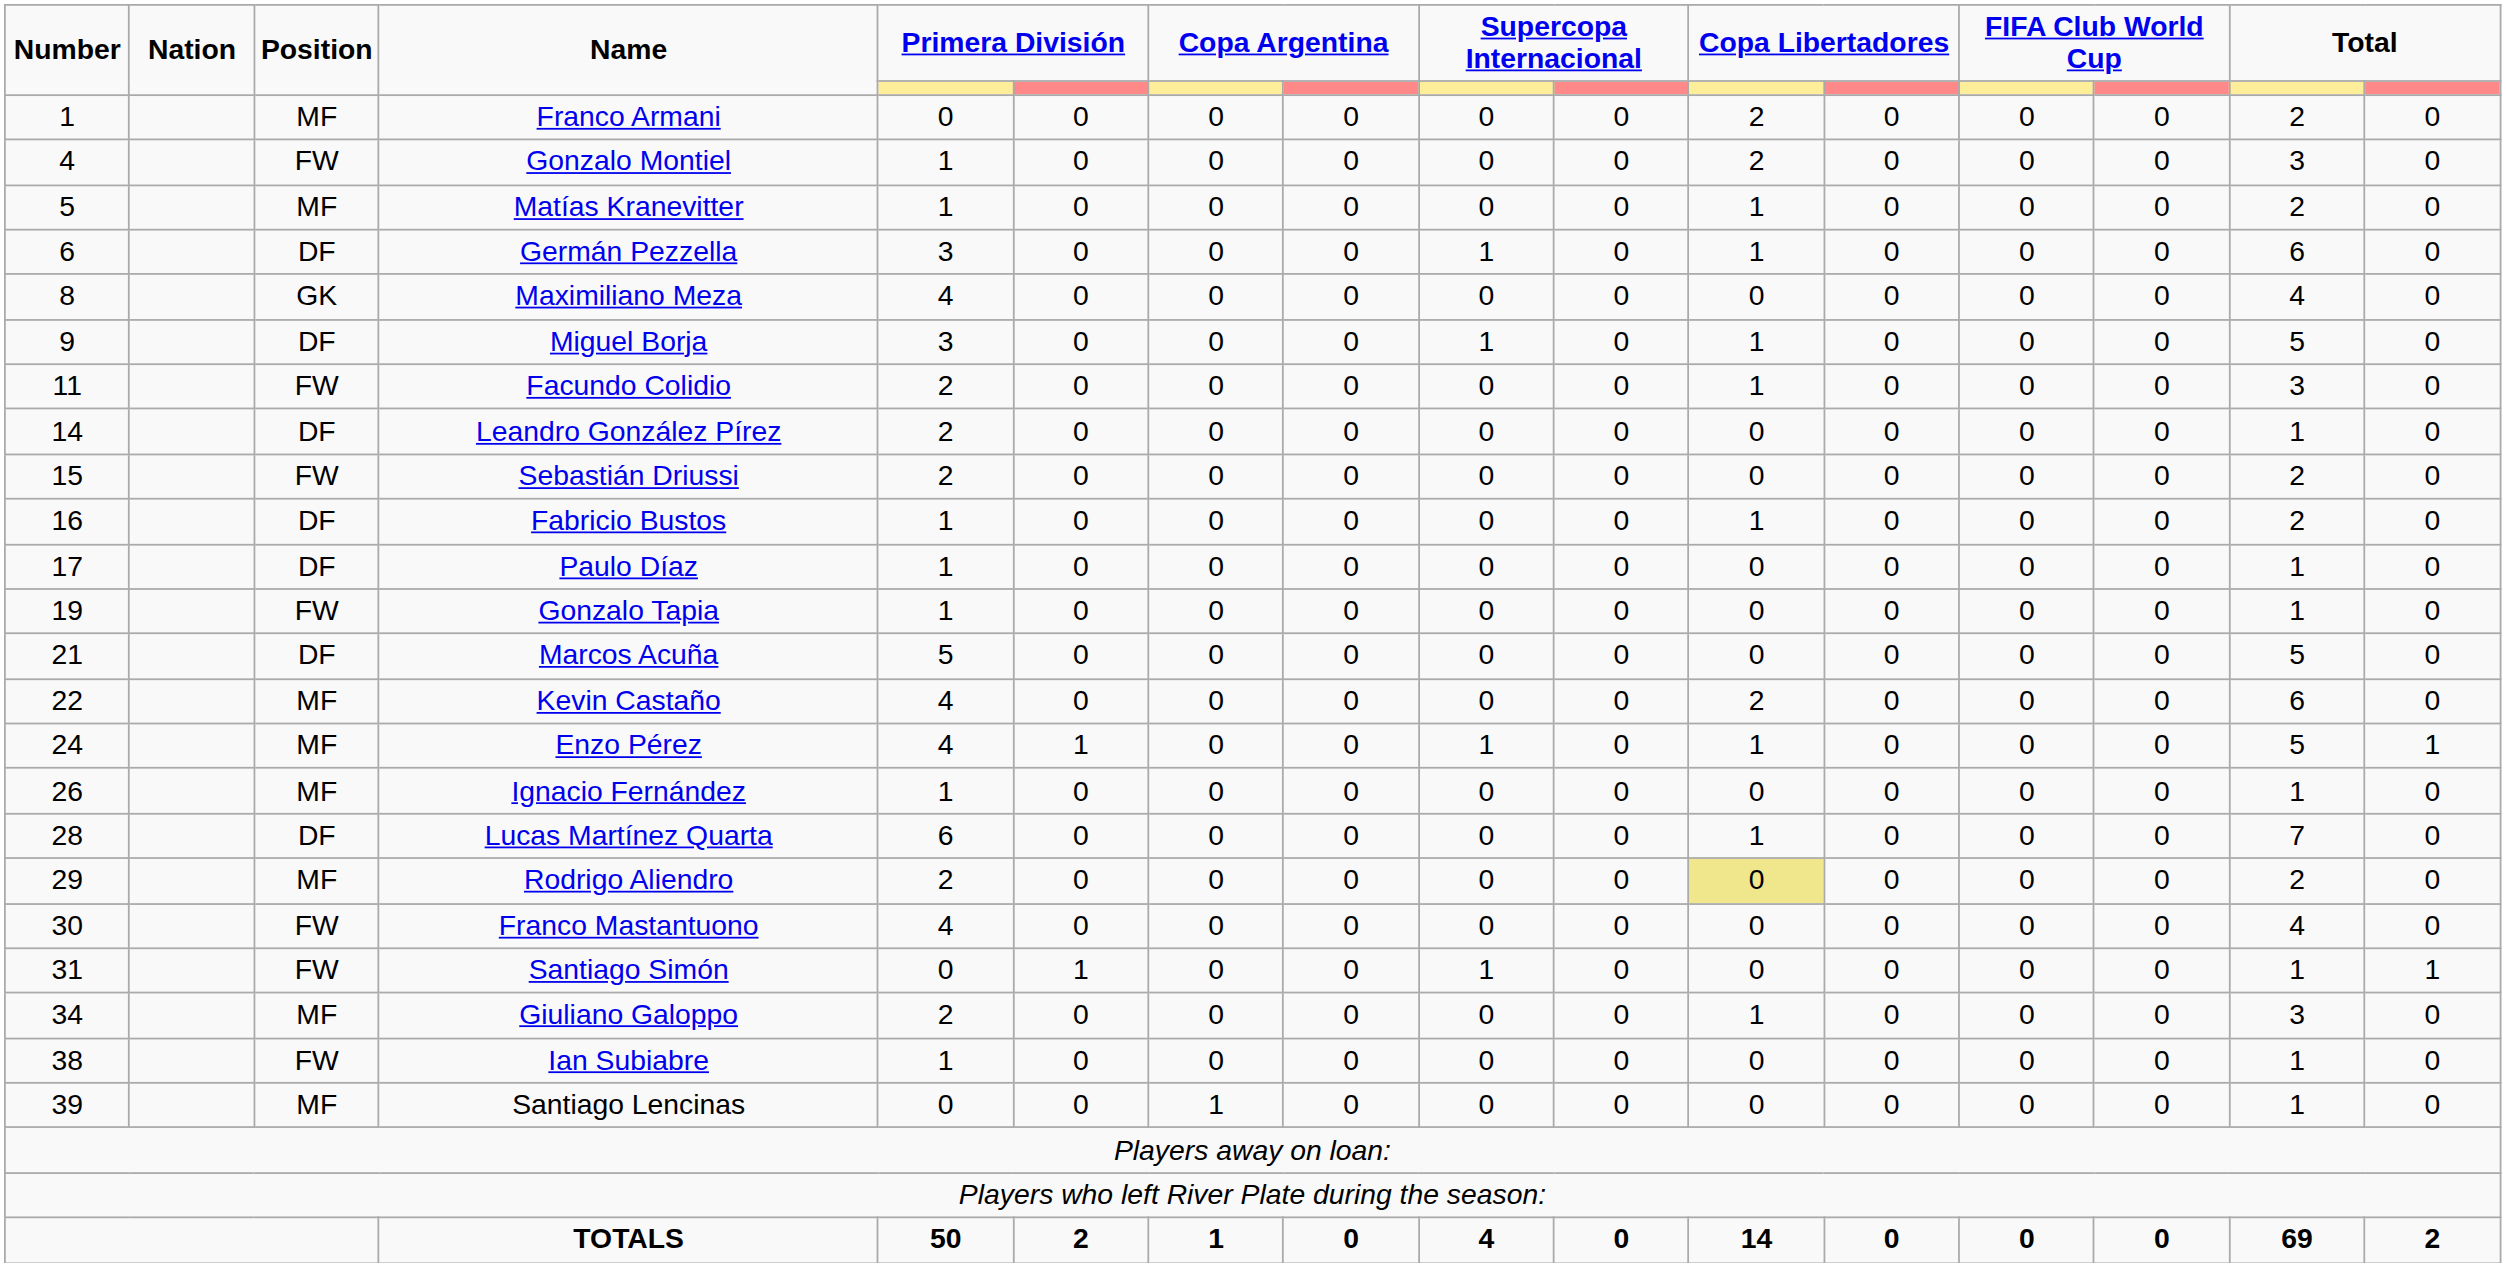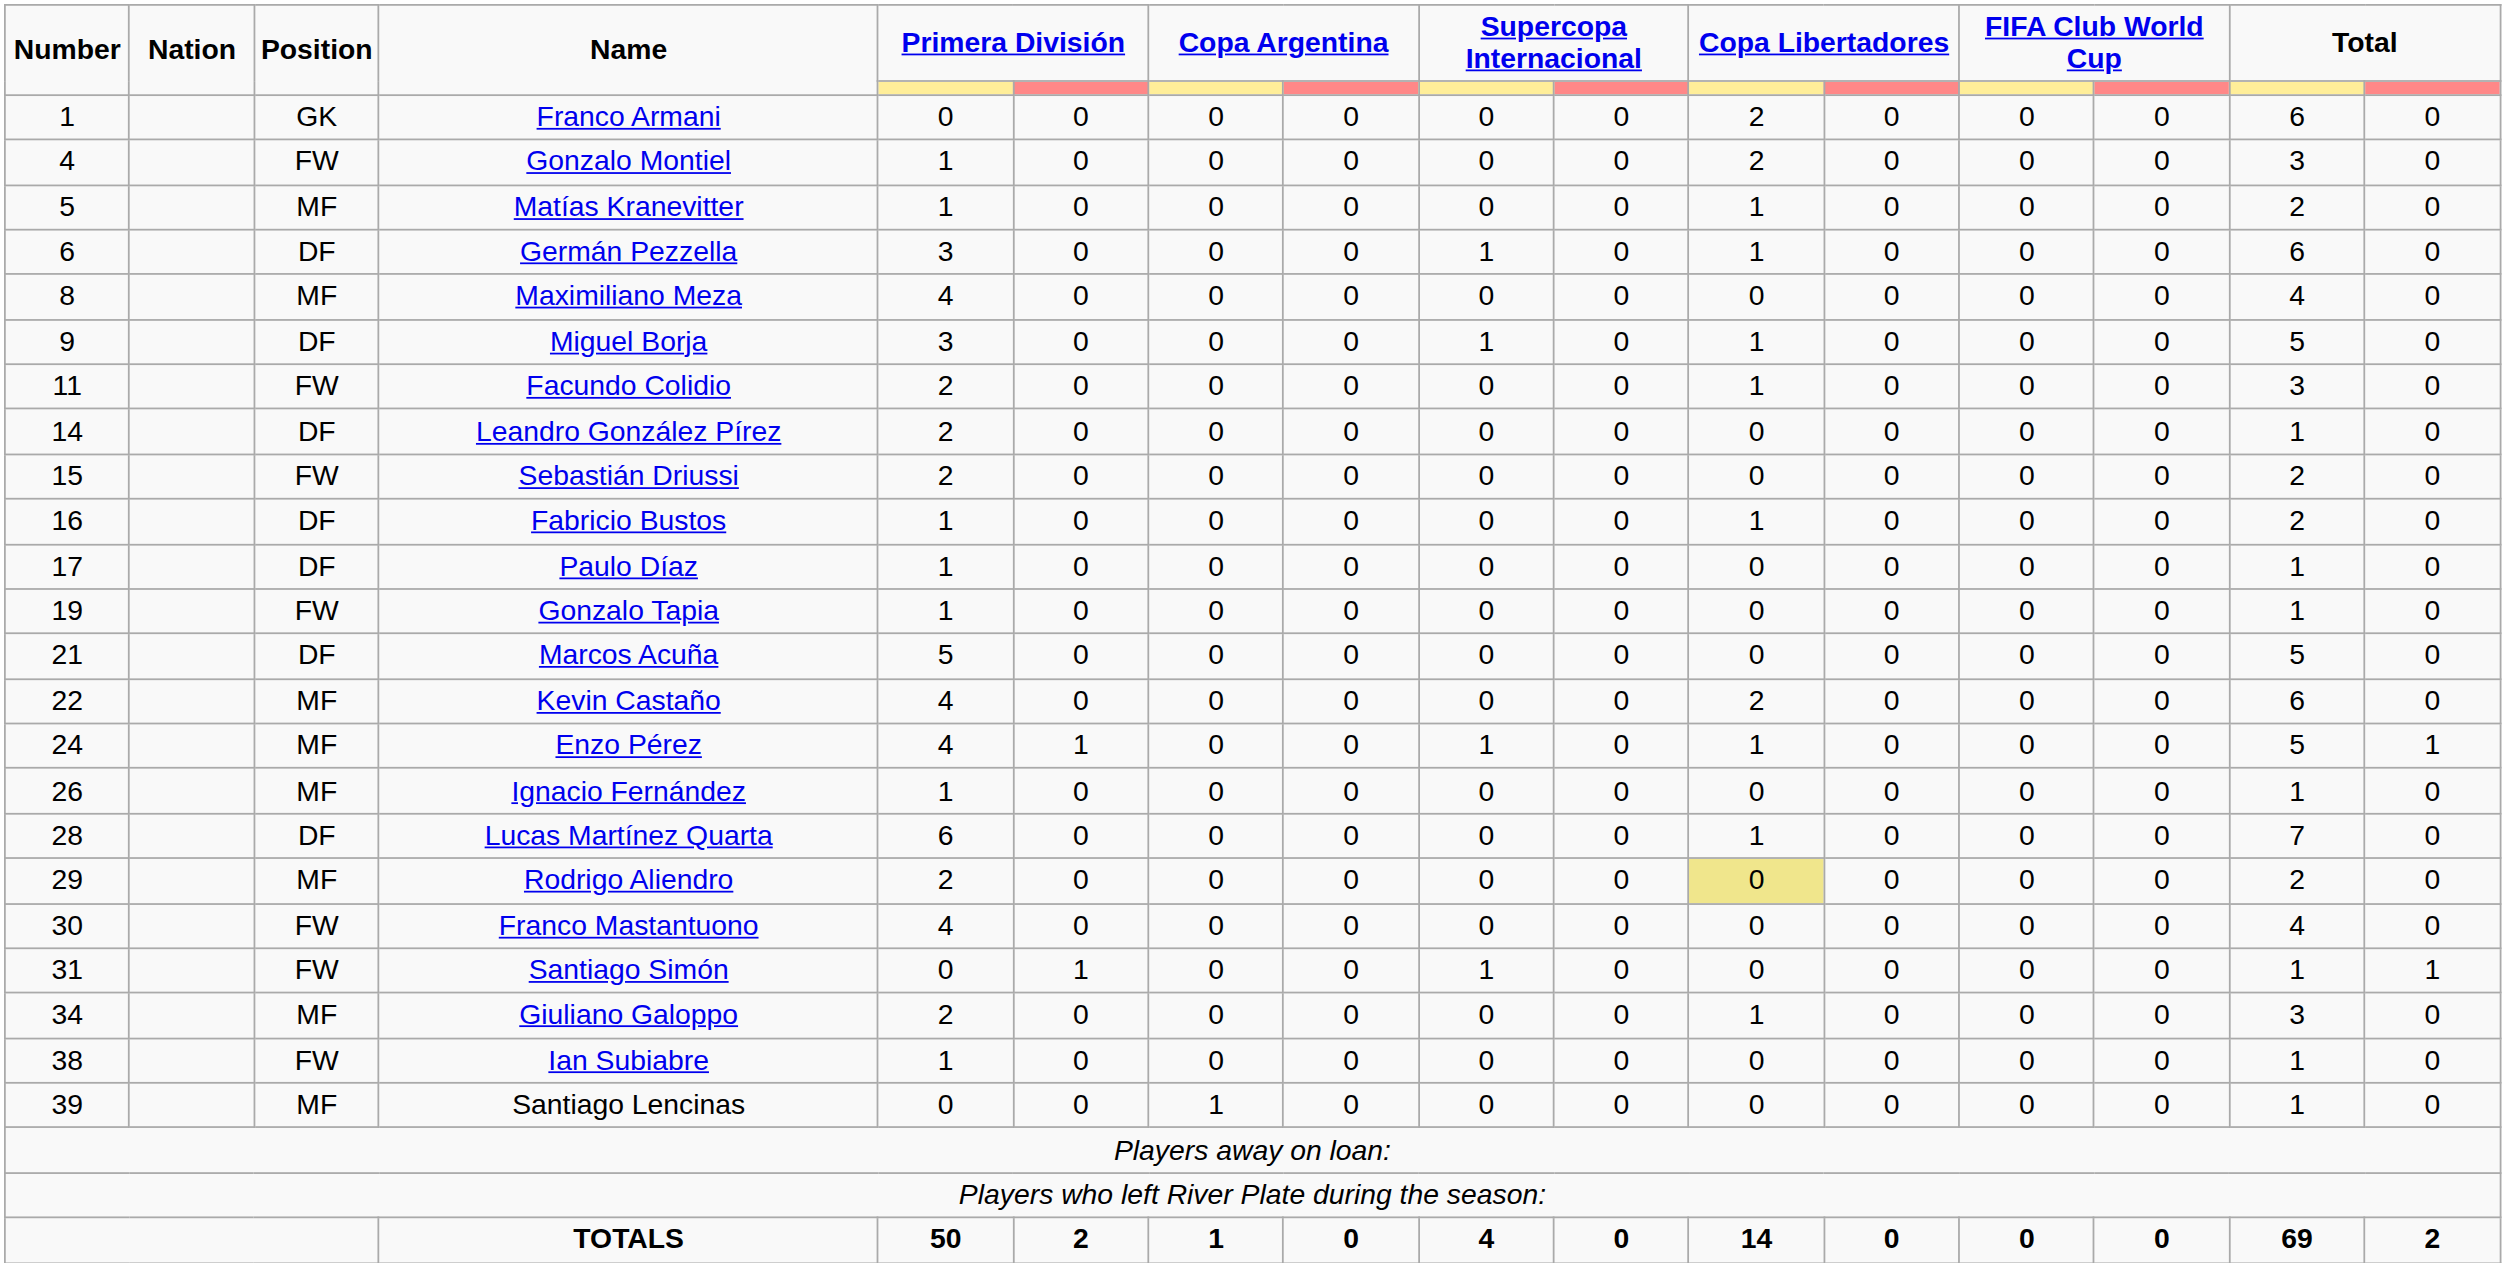(317, 116) MF -> (317, 116) GK
(2297, 116) 2 -> (2297, 116) 6
(317, 296) GK -> (317, 296) MF
